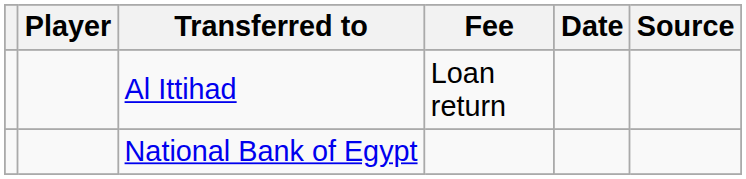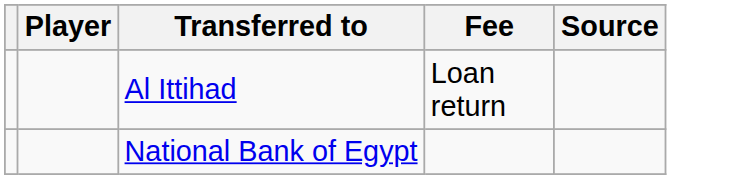- column: (592, 27)
